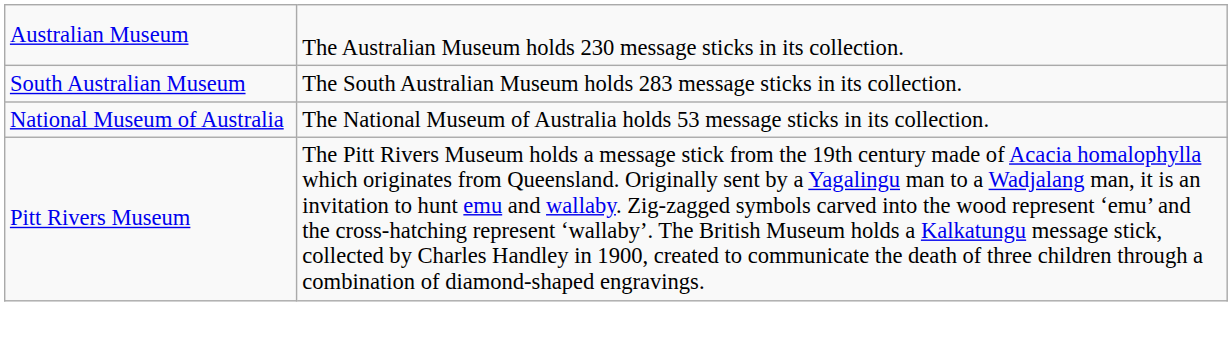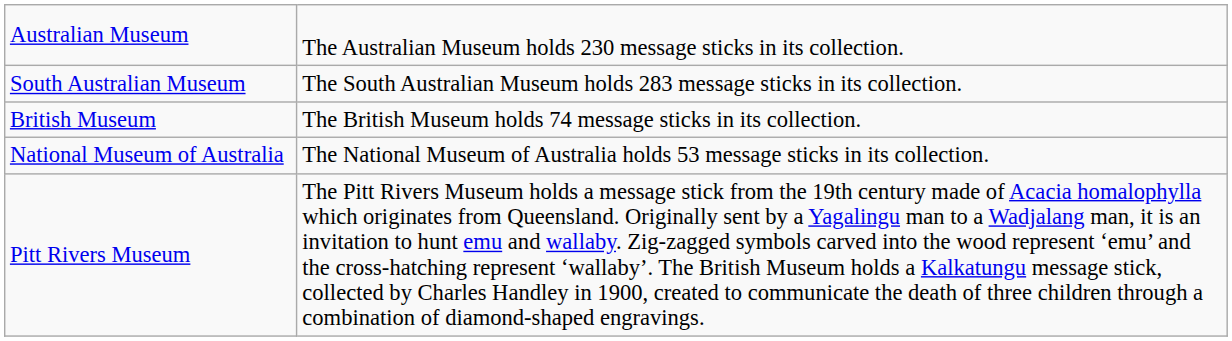+ row: (83, 119)
